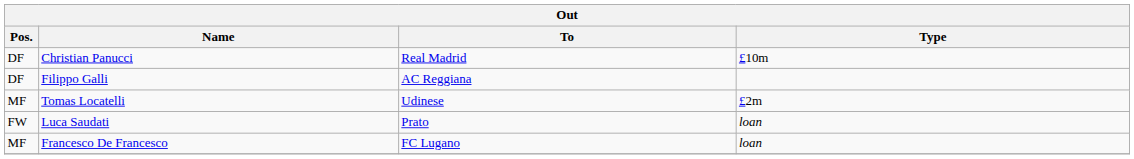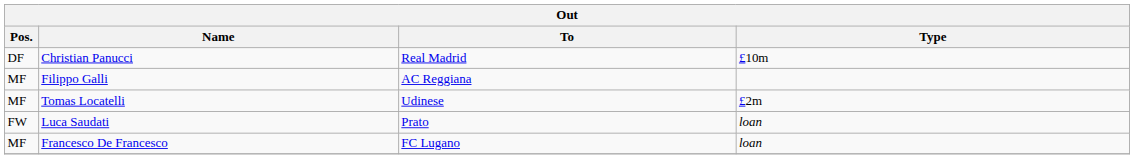(16, 79) DF -> (17, 79) MF
